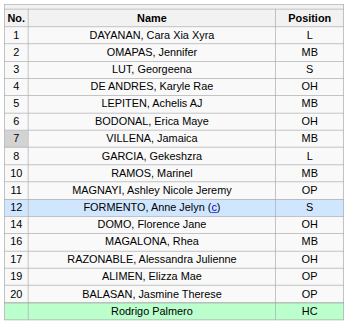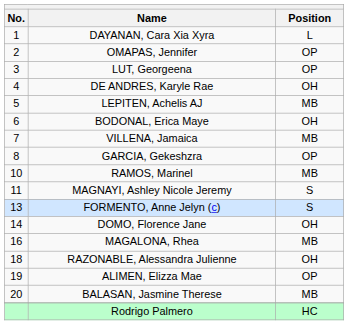(310, 52) MB -> (310, 52) OP
(310, 69) S -> (310, 69) OP
(16, 138) lightgrey background -> (16, 138) no background
(310, 156) L -> (310, 156) OP
(310, 190) OP -> (310, 190) S
(16, 207) 12 -> (16, 207) 13
(16, 259) 17 -> (16, 259) 18
(310, 294) OP -> (310, 294) MB
